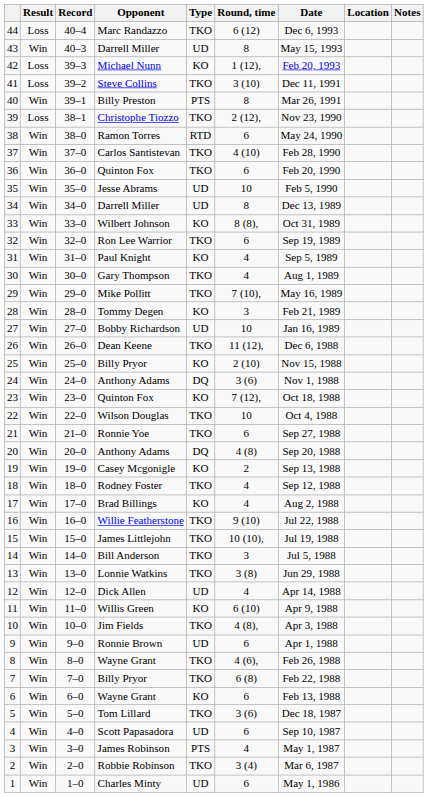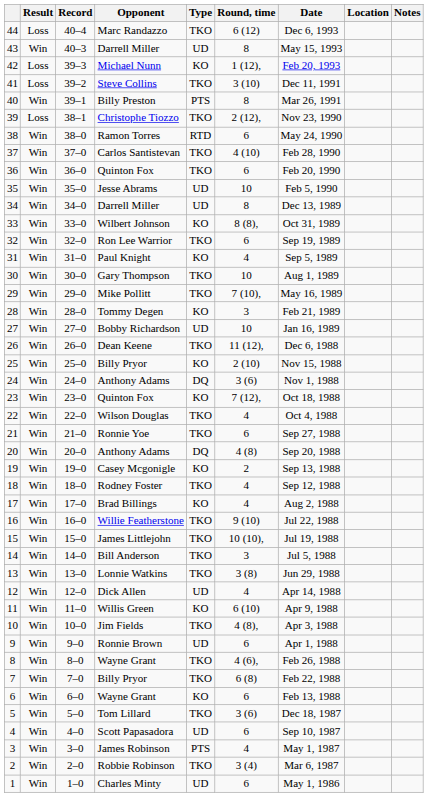(246, 275) 4 -> (246, 275) 10
(246, 415) 10 -> (246, 415) 4
